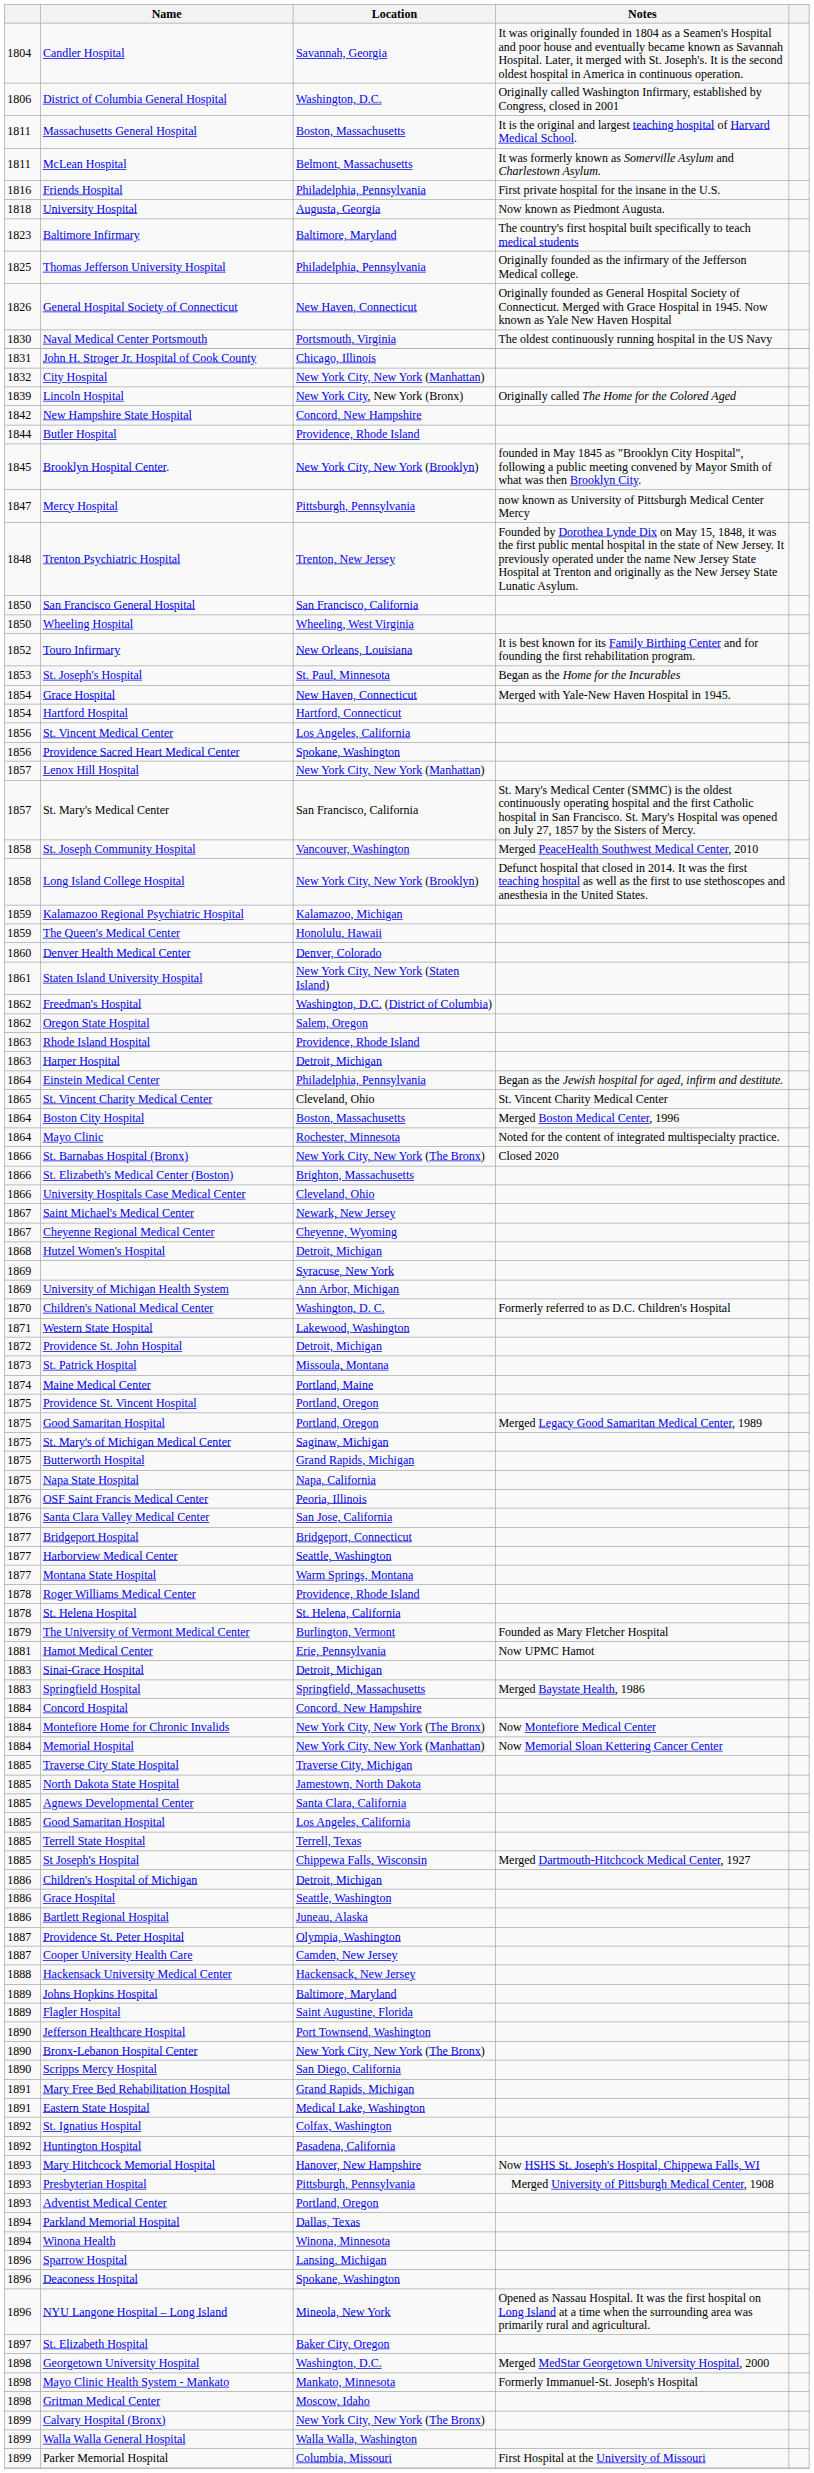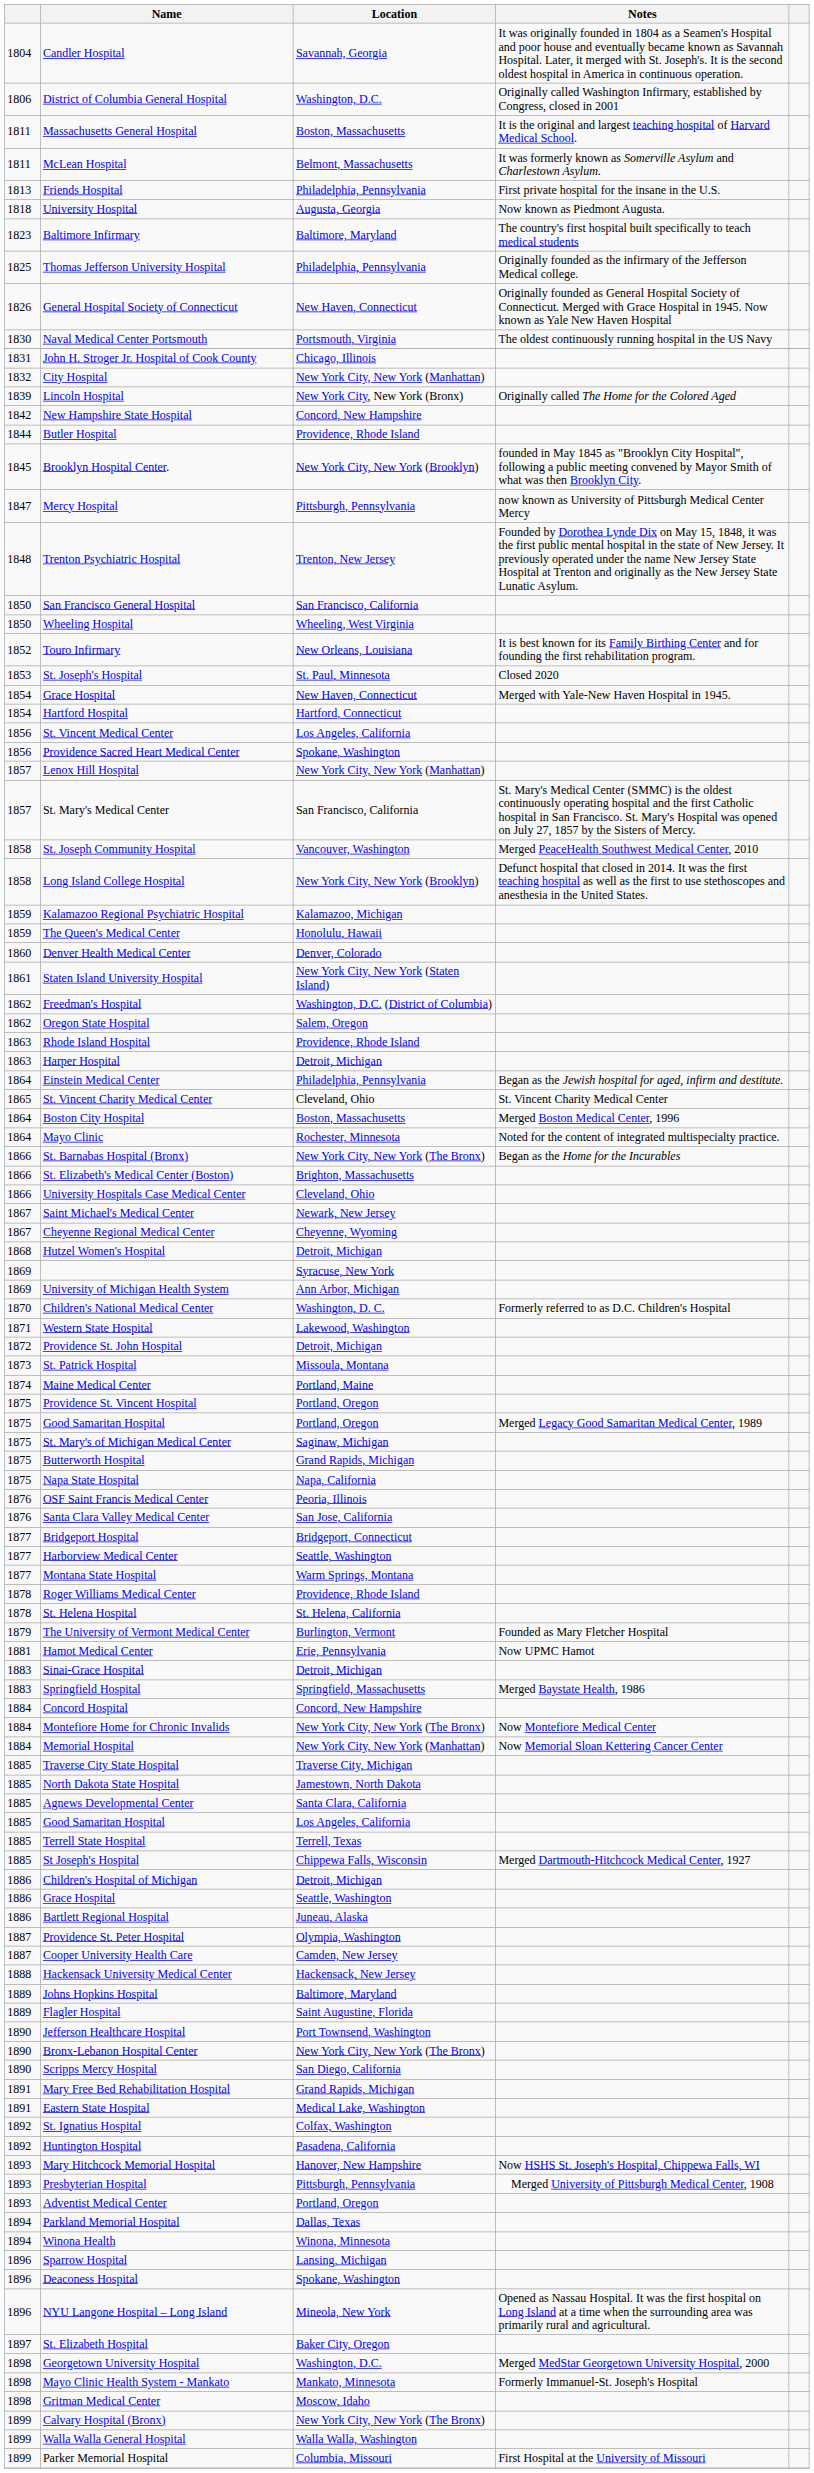(19, 190) 1816 -> (19, 190) 1813
(589, 675) Began as the Home for the Incurables -> (529, 675) Closed 2020
(529, 1156) Closed 2020 -> (589, 1156) Began as the Home for the Incurables
